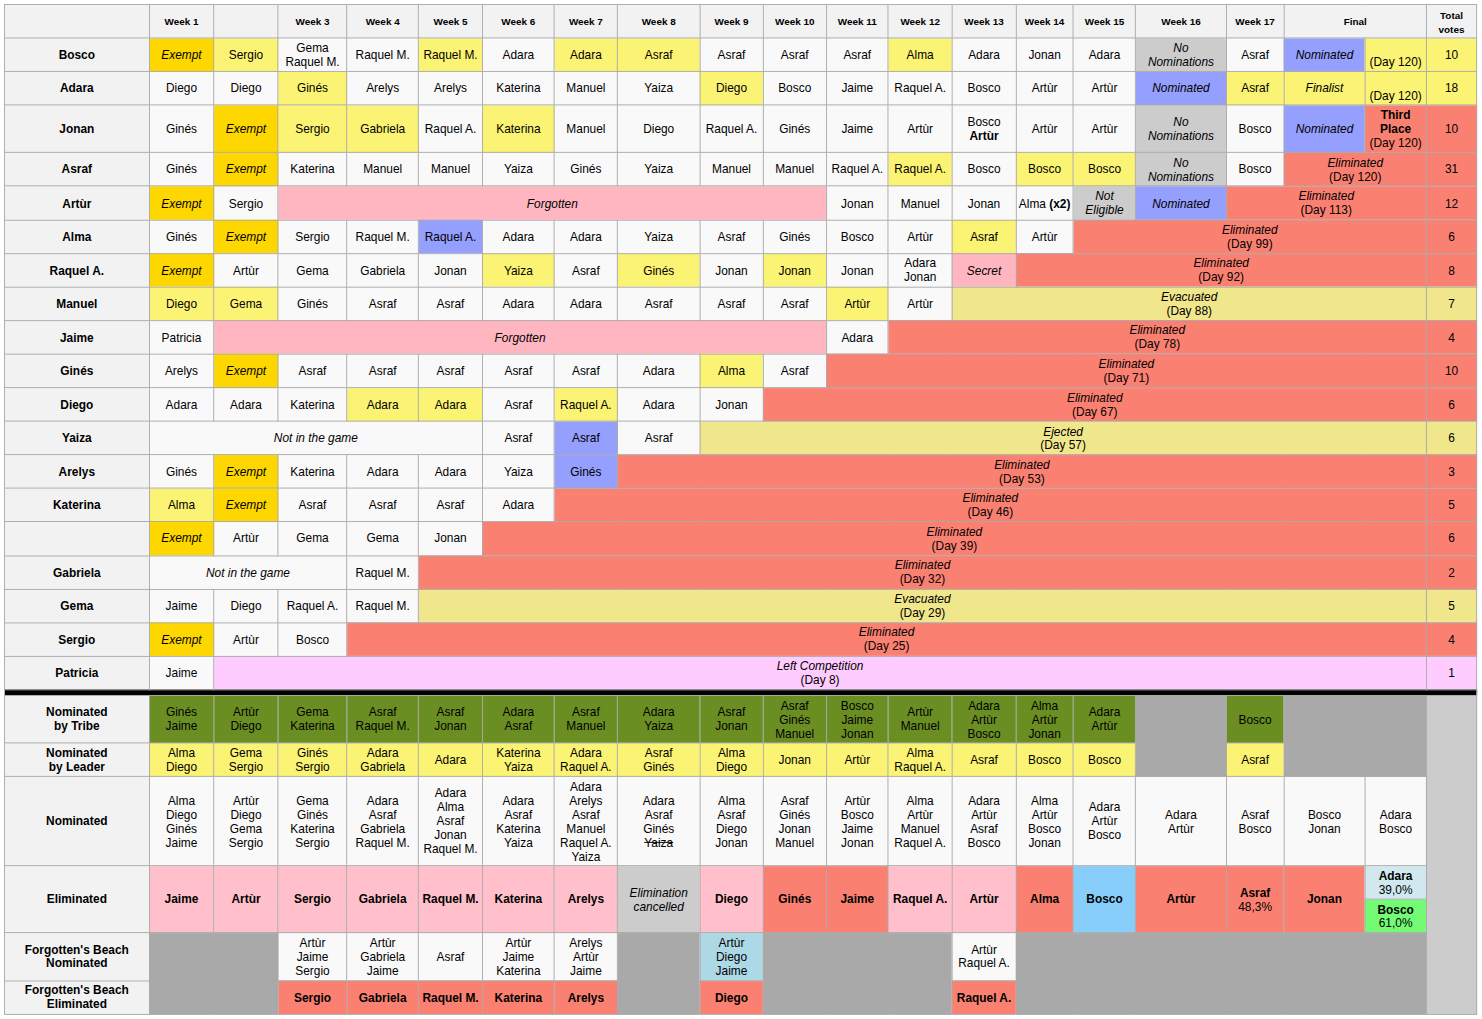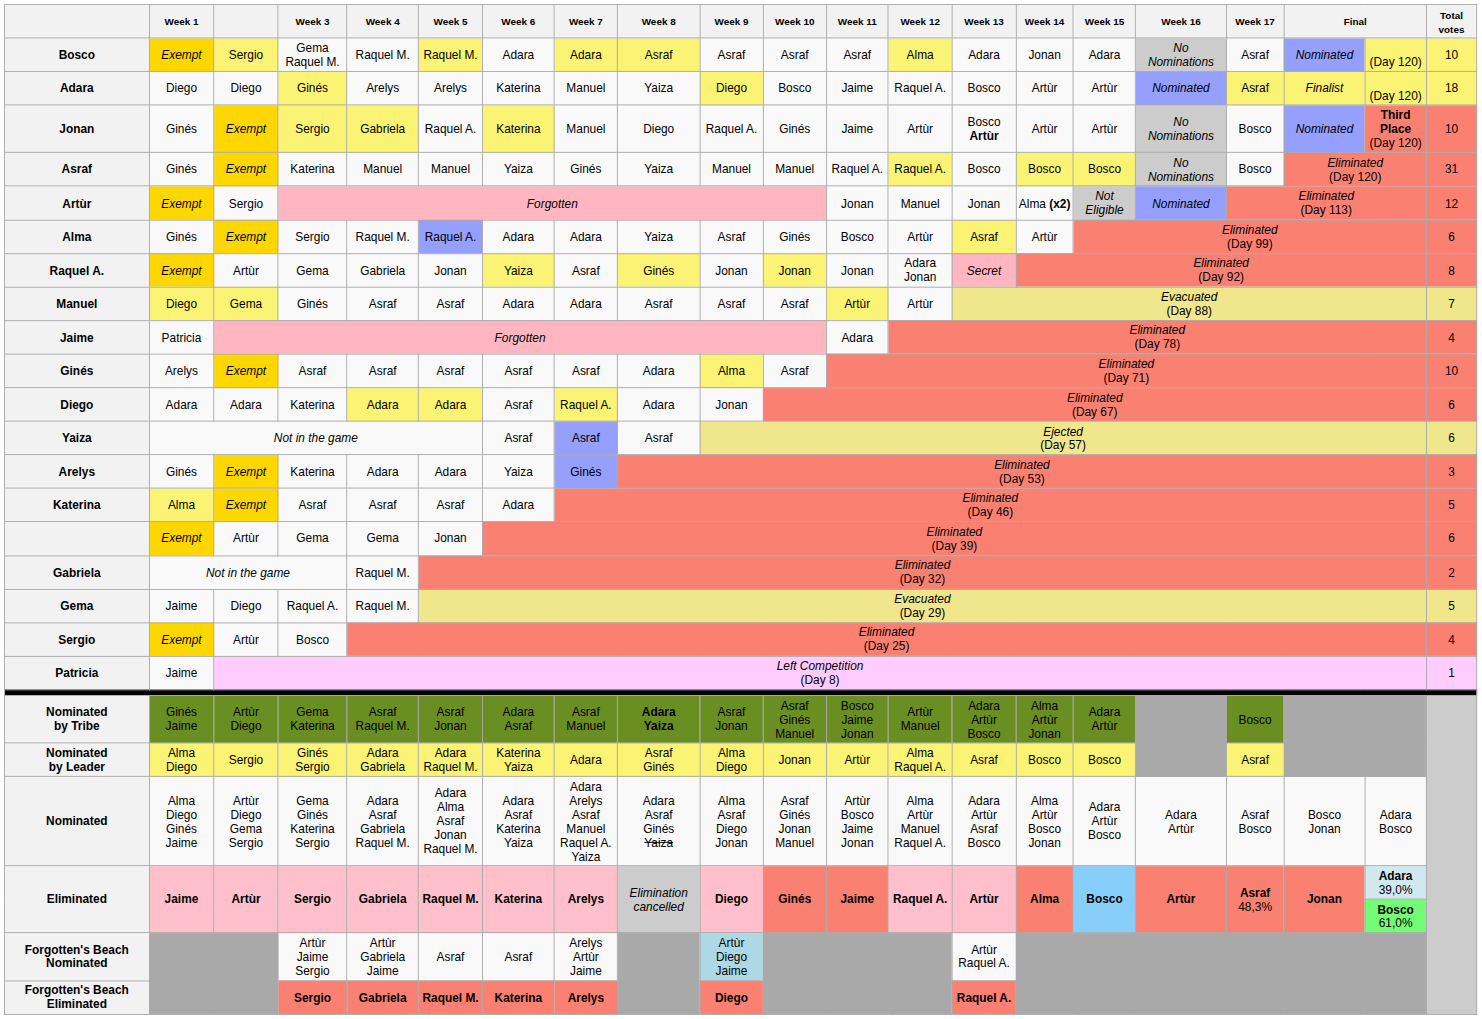(659, 719) normal -> (659, 719) bold
(246, 760) Gema Sergio -> (246, 760) Sergio
(451, 760) Adara -> (451, 760) Adara Raquel M.
(586, 760) Adara Raquel A. -> (586, 760) Adara
(518, 957) Artùr Jaime Katerina -> (518, 957) Asraf
